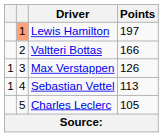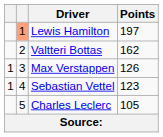(130, 50) 166 -> (130, 50) 162
(129, 86) 113 -> (130, 86) 123
